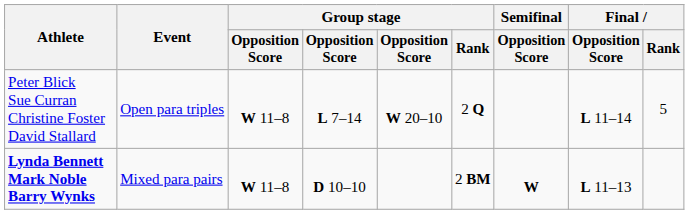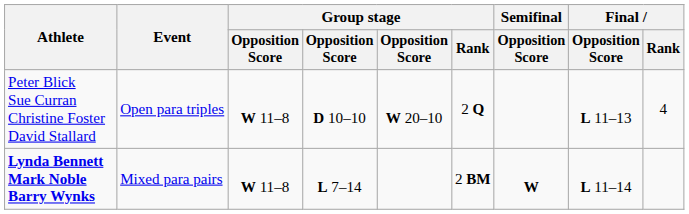(340, 118) L 7–14 -> (340, 118) D 10–10
(606, 118) L 11–14 -> (606, 118) L 11–13
(663, 109) 5 -> (663, 109) 4
(340, 187) D 10–10 -> (340, 187) L 7–14
(606, 187) L 11–13 -> (606, 187) L 11–14
